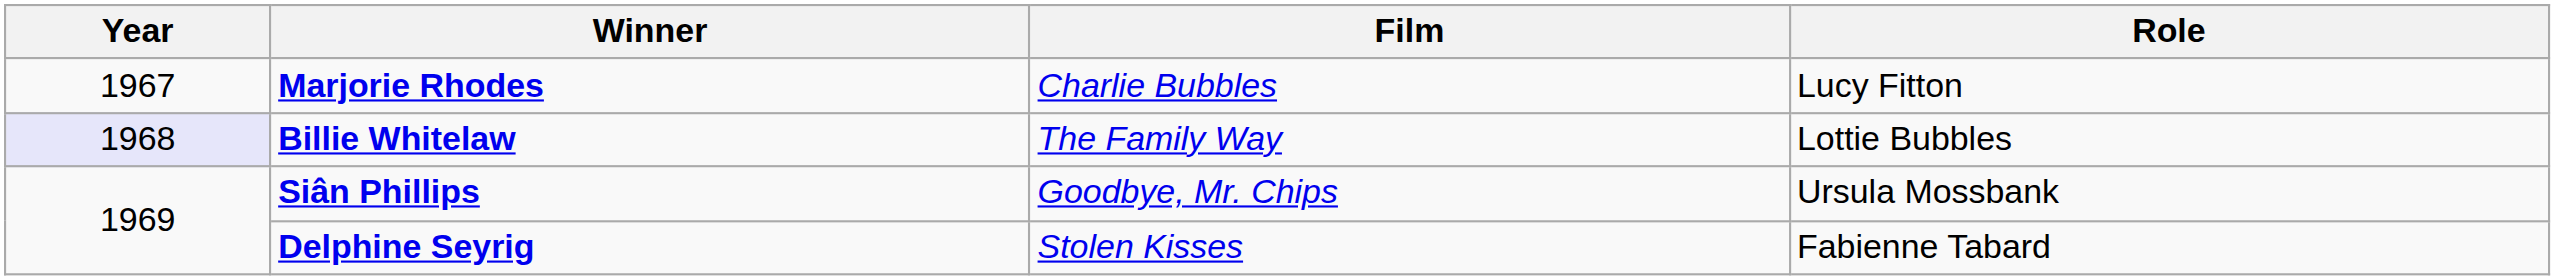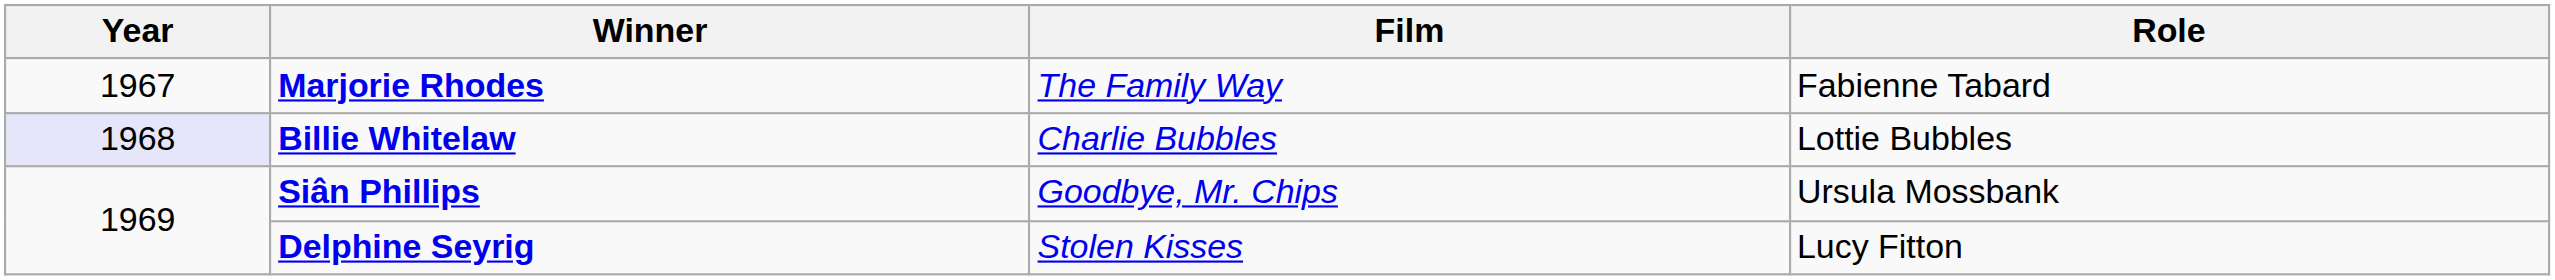(1157, 85) Charlie Bubbles -> (1160, 85) The Family Way
(1880, 85) Lucy Fitton -> (1924, 85) Fabienne Tabard
(1160, 138) The Family Way -> (1157, 138) Charlie Bubbles
(1924, 246) Fabienne Tabard -> (1880, 246) Lucy Fitton
